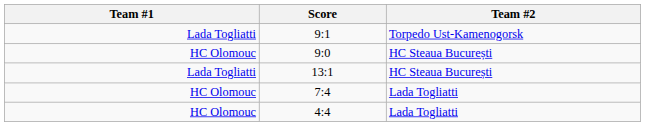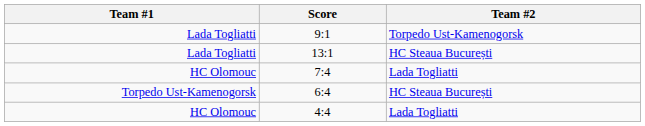- row: (322, 53)
+ row: (322, 92)
